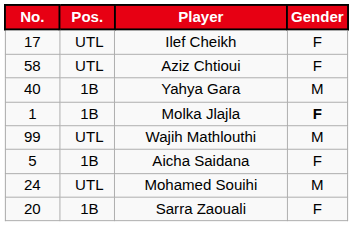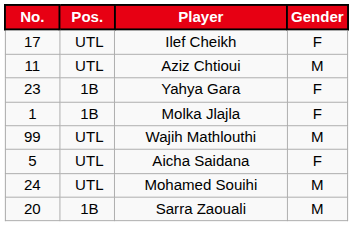(32, 66) 58 -> (32, 66) 11
(317, 66) F -> (317, 66) M
(32, 89) 40 -> (32, 89) 23
(317, 89) M -> (317, 89) F
(317, 113) bold -> (317, 113) normal
(87, 161) 1B -> (87, 161) UTL
(317, 209) F -> (317, 209) M
